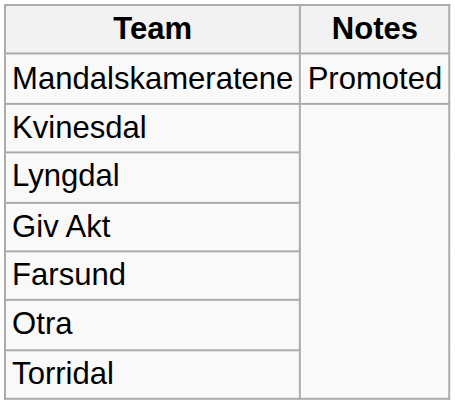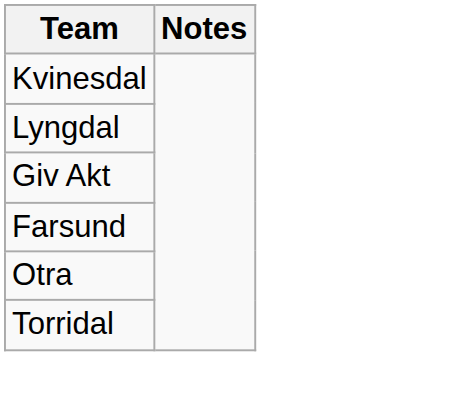- row: (153, 78)
